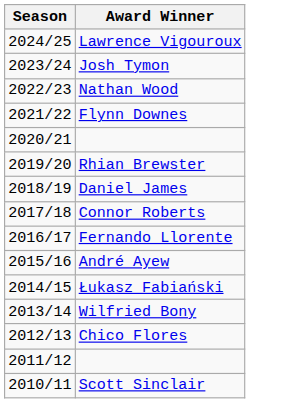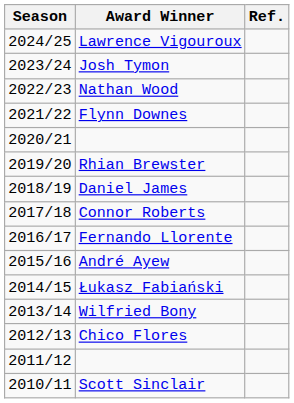+ column: (267, 17)
